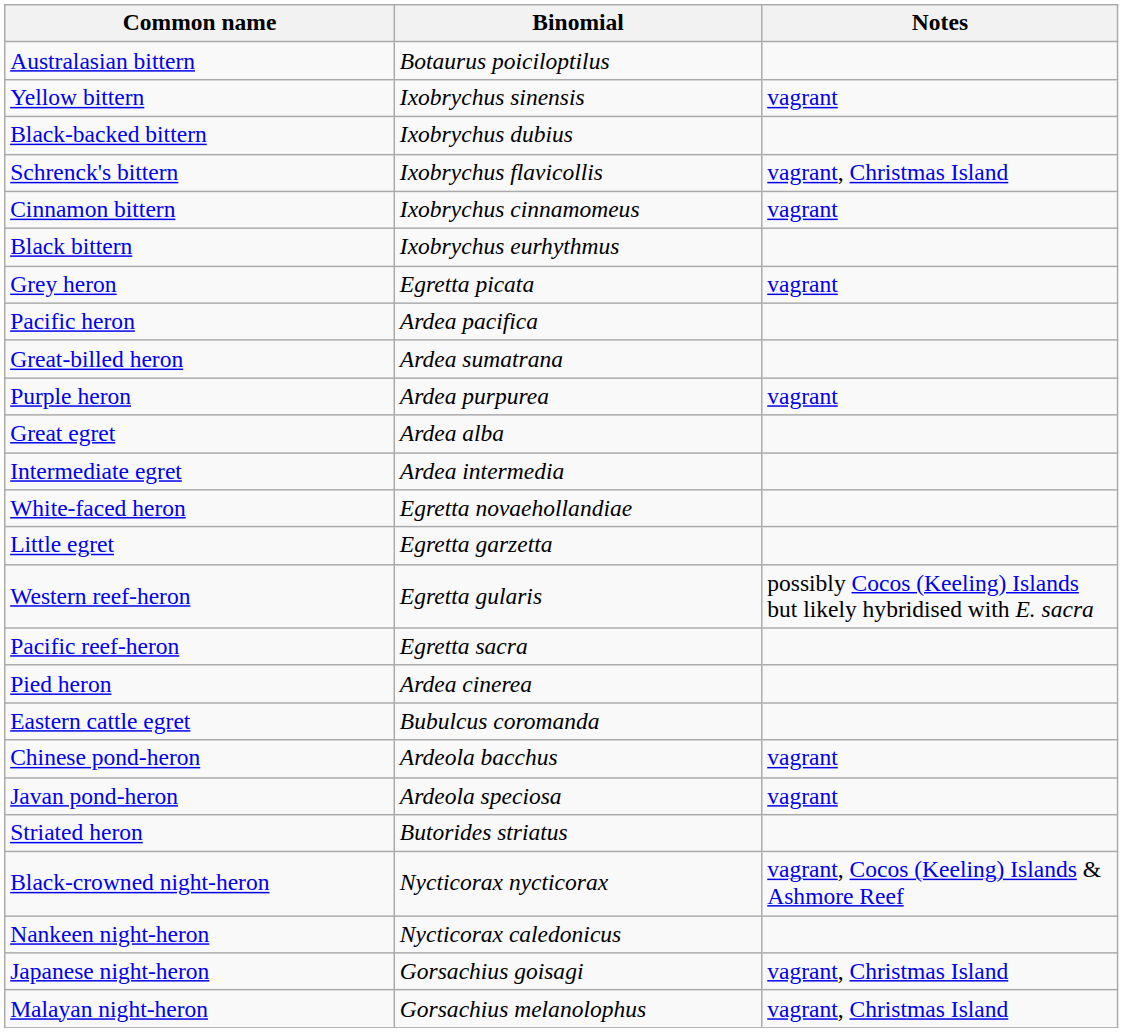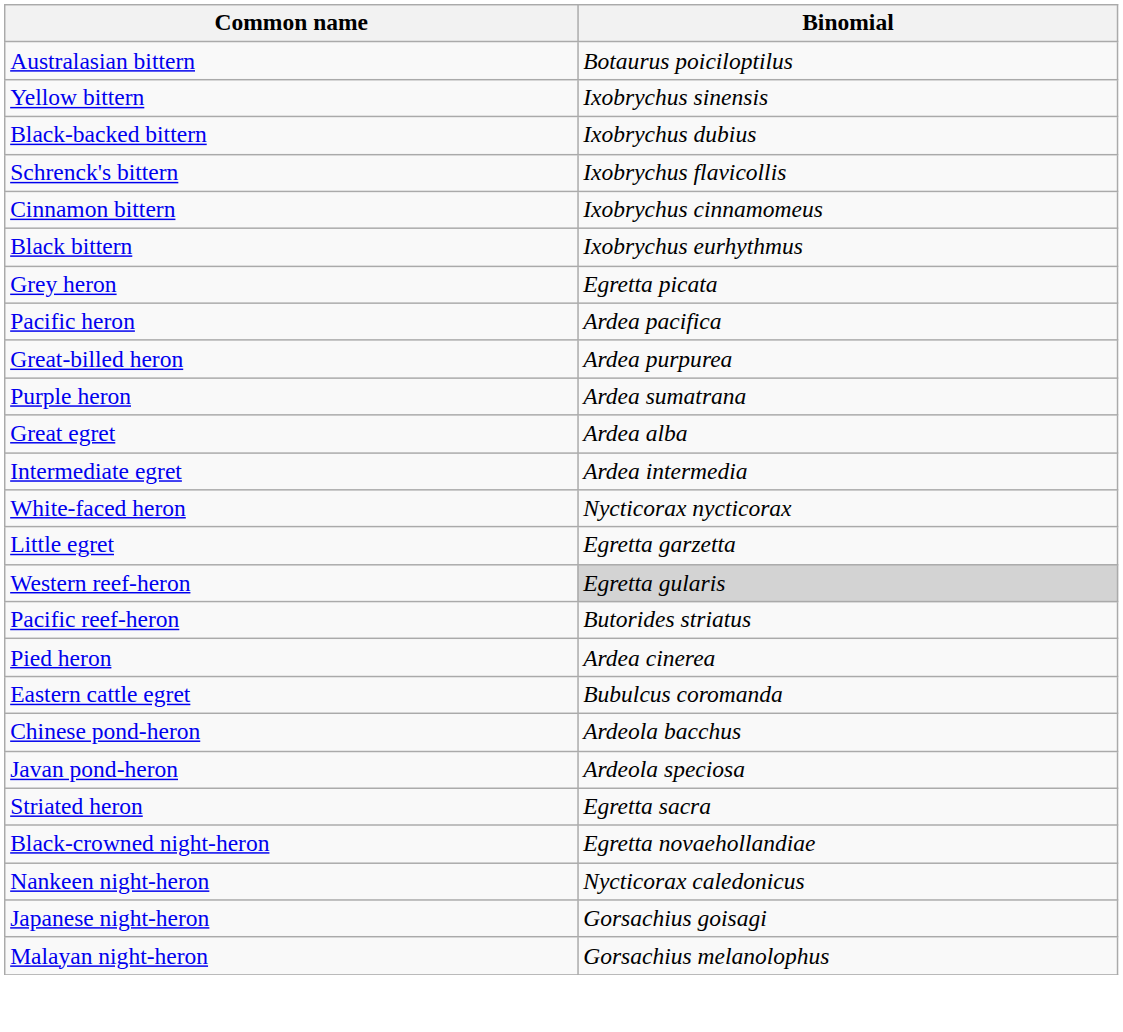- column: (940, 23)
(481, 358) Ardea sumatrana -> (658, 358) Ardea purpurea
(474, 396) Ardea purpurea -> (665, 396) Ardea sumatrana
(516, 508) Egretta novaehollandiae -> (687, 508) Nycticorax nycticorax
(471, 595) no background -> (654, 582) lightgrey background
(464, 646) Egretta sacra -> (667, 619) Butorides striatus
(484, 832) Butorides striatus -> (647, 806) Egretta sacra
(504, 883) Nycticorax nycticorax -> (699, 843) Egretta novaehollandiae
